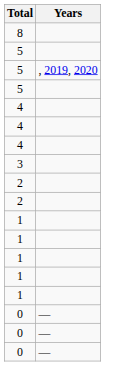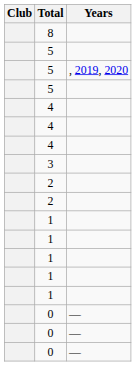+ column: (20, 13)
